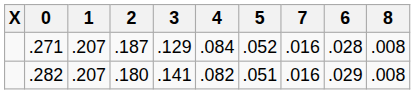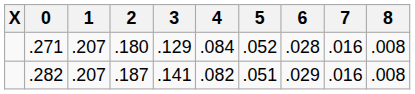columns swapped: (345, 18) <-> (302, 18)
(131, 46) .187 -> (131, 46) .180
(131, 74) .180 -> (131, 74) .187
